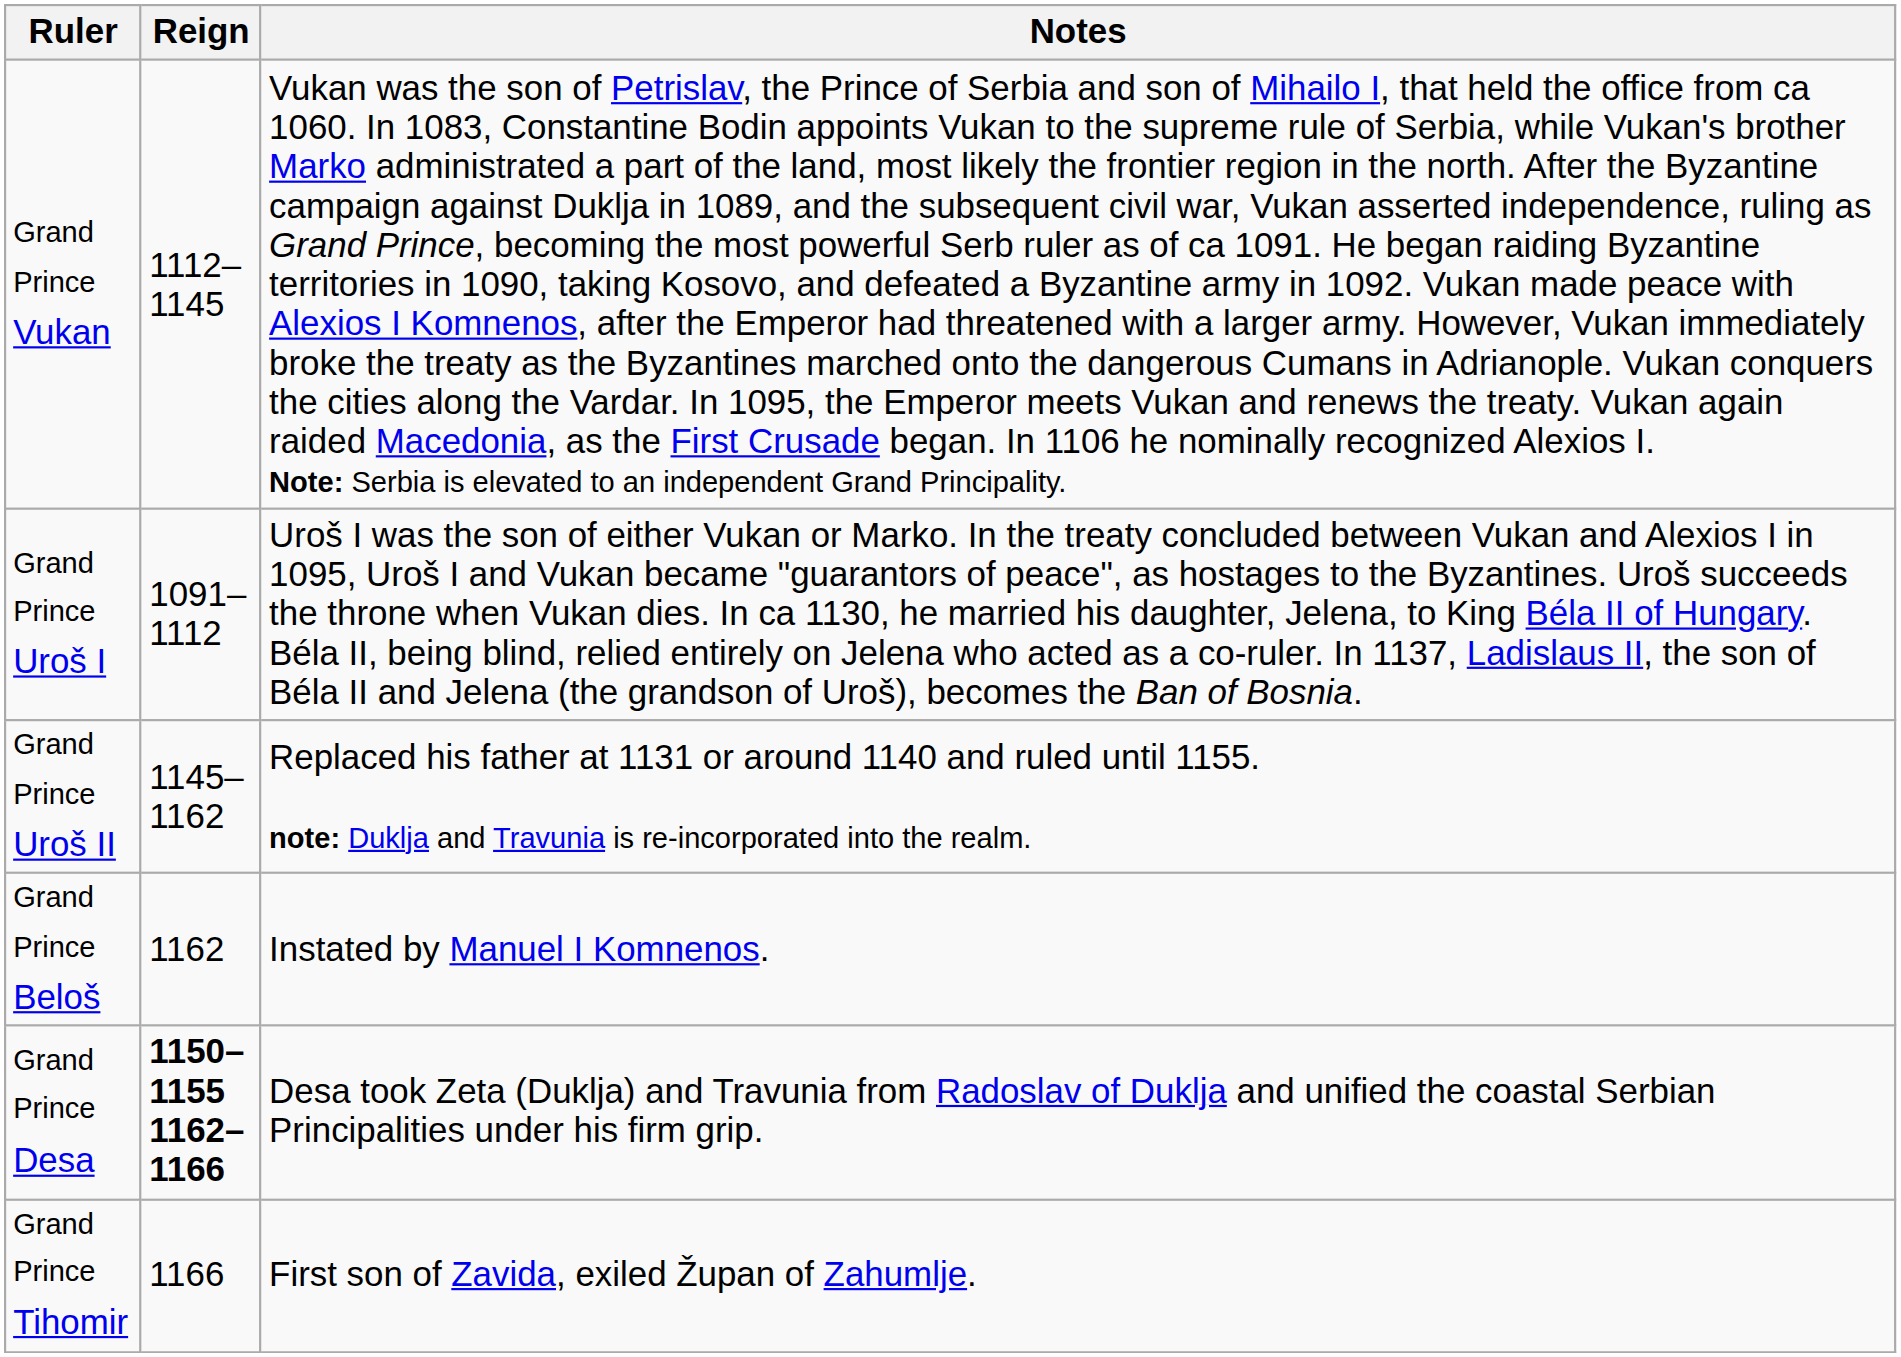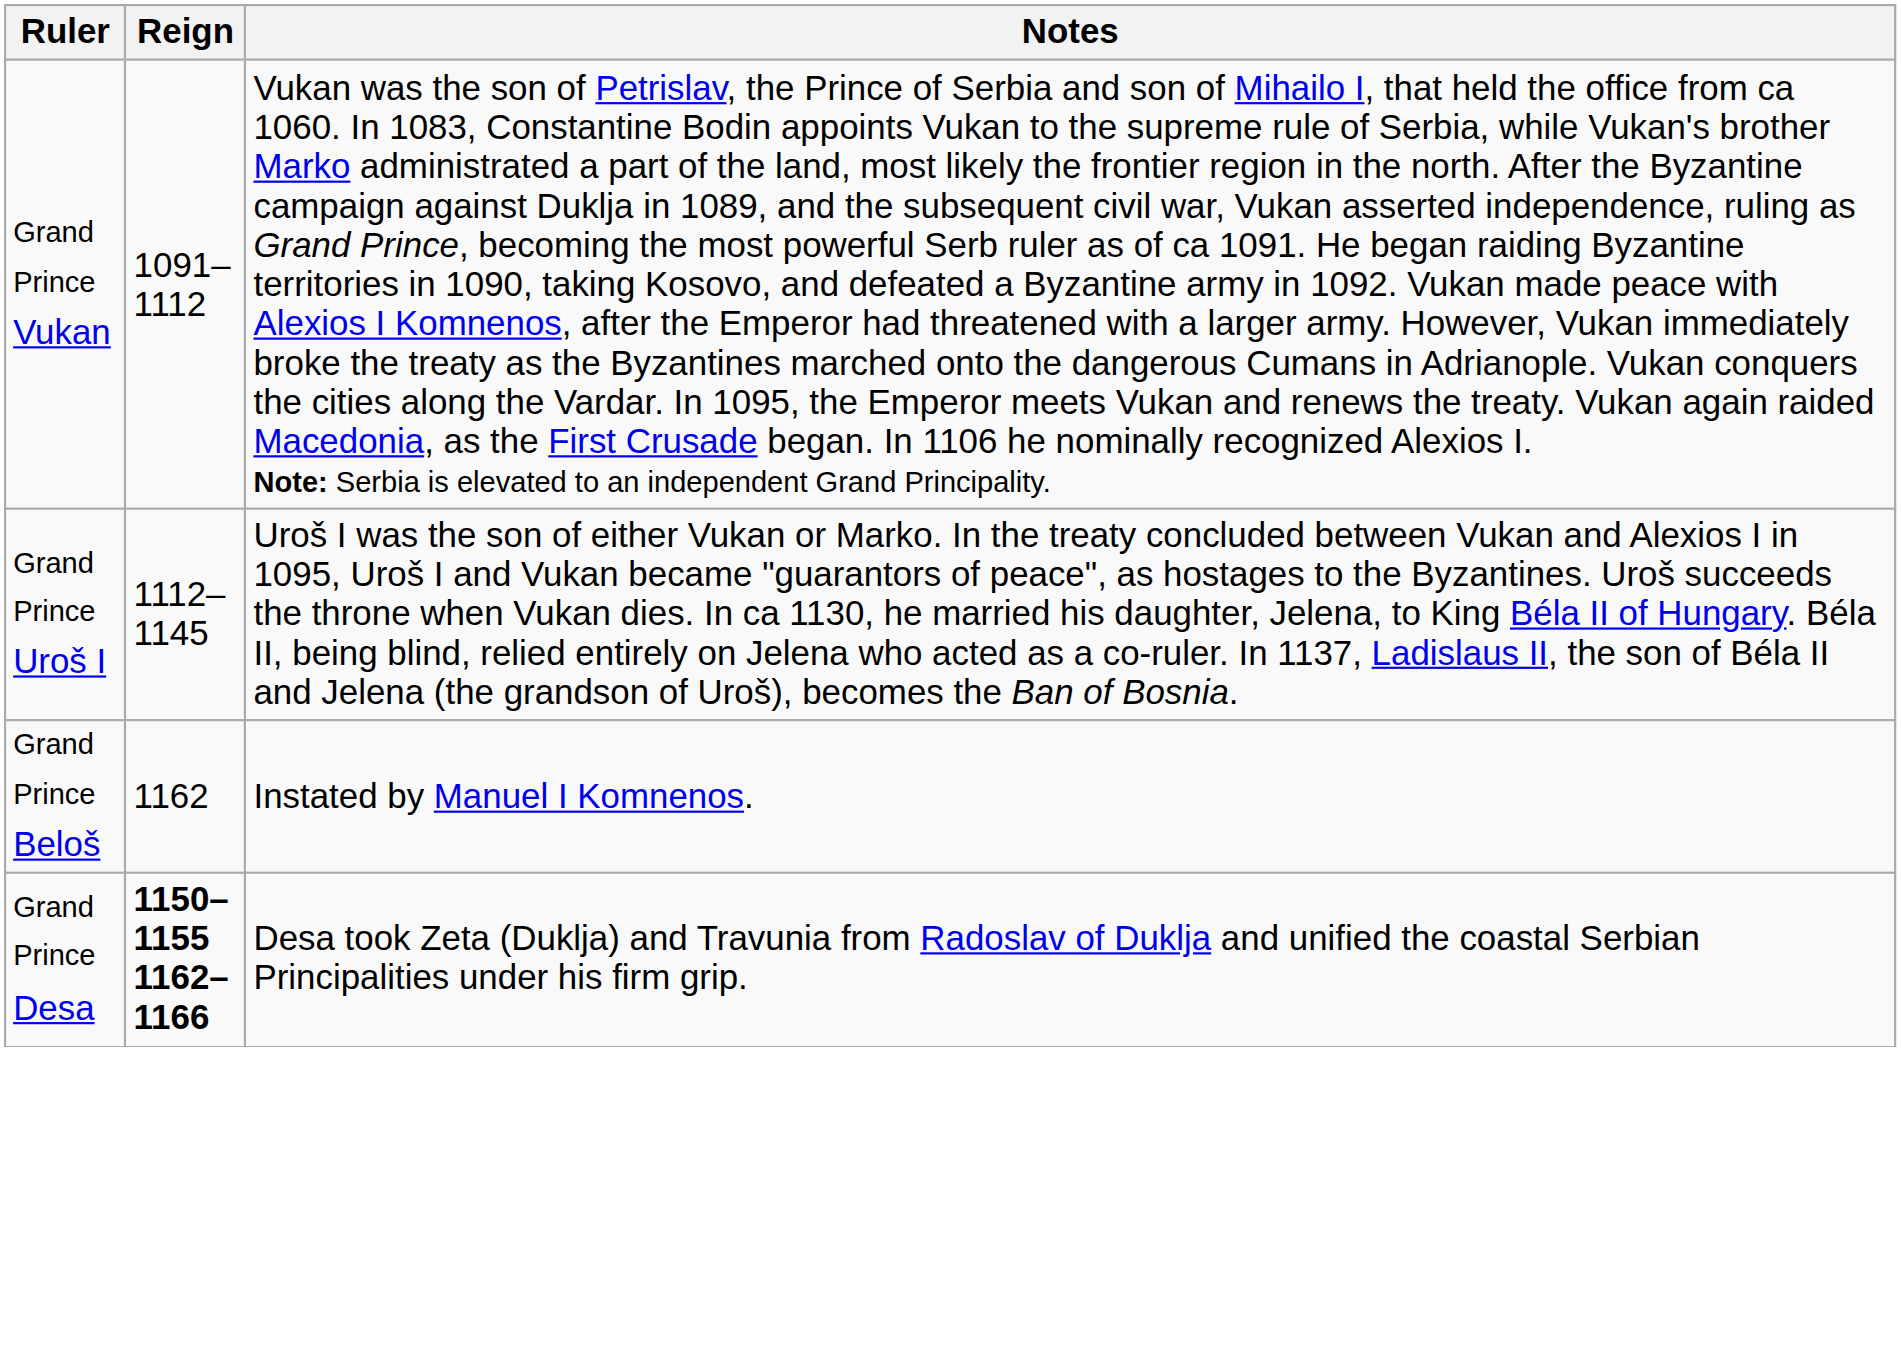(195, 283) 1112–1145 -> (182, 283) 1091–1112
(198, 613) 1091–1112 -> (180, 613) 1112–1145
- row: (64, 796)
- row: (71, 1274)
